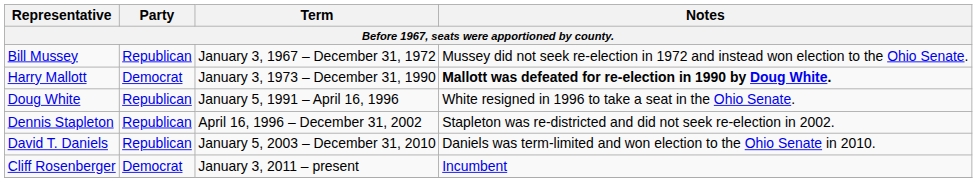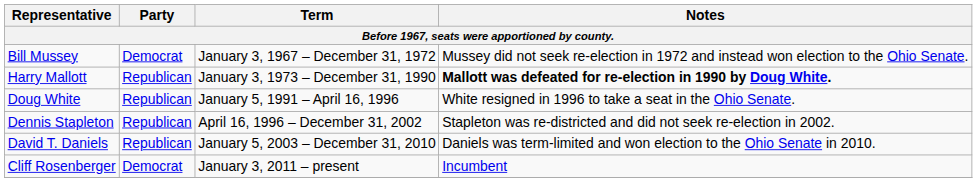(157, 55) Republican -> (152, 55) Democrat
(152, 78) Democrat -> (157, 78) Republican
